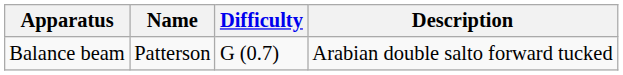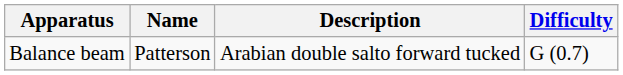columns swapped: (462, 20) <-> (261, 20)
